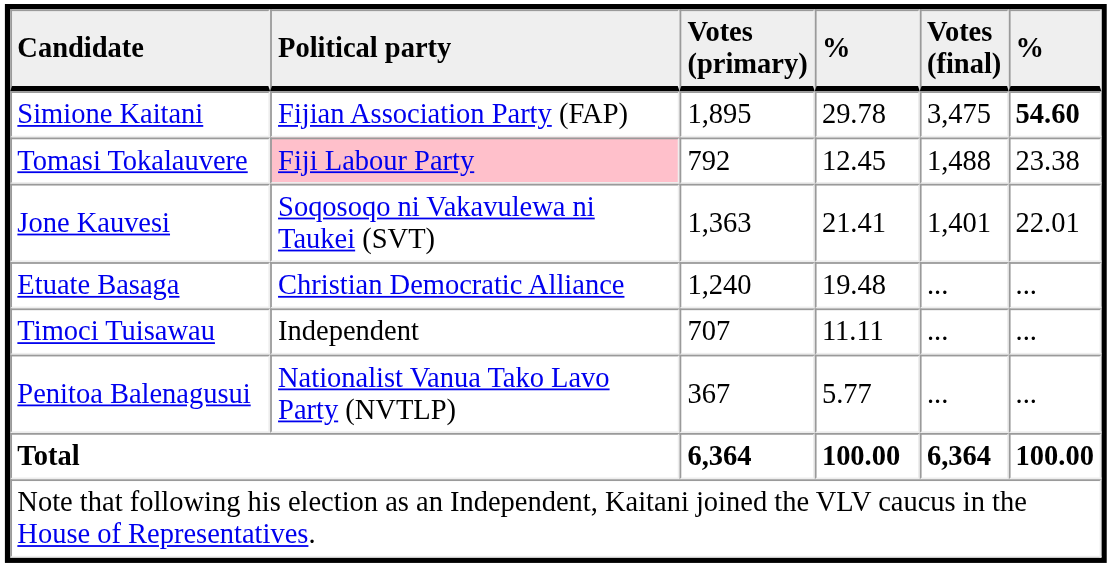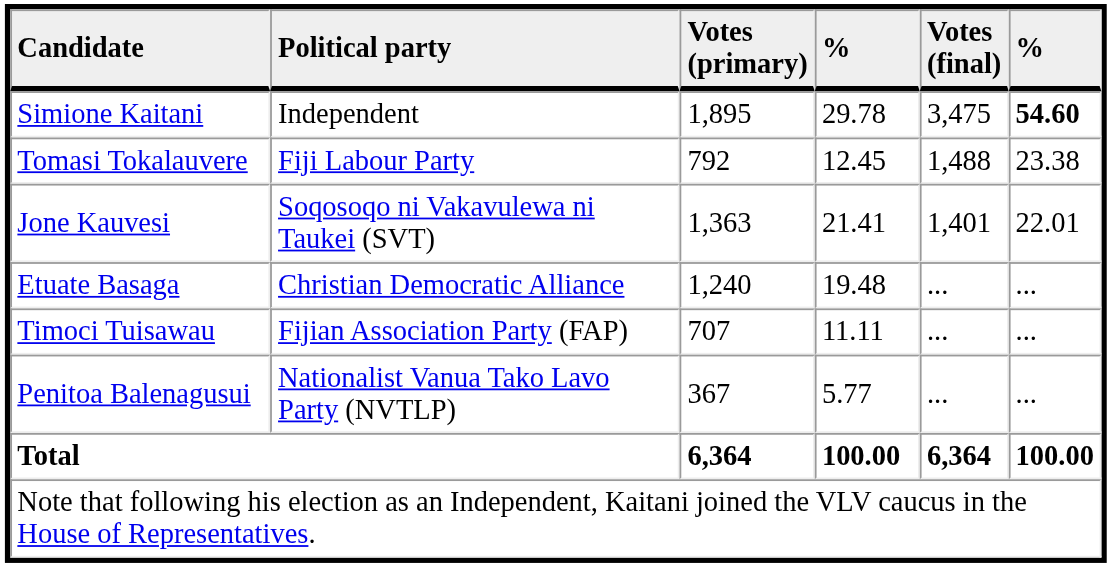(453, 113) Fijian Association Party (FAP) -> (348, 113) Independent
(376, 160) pink background -> (376, 160) no background
(348, 331) Independent -> (453, 331) Fijian Association Party (FAP)
